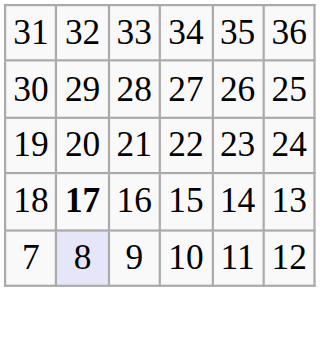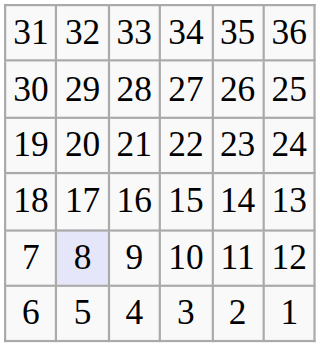(83, 200) bold -> (83, 200) normal
+ row: (31, 312)
